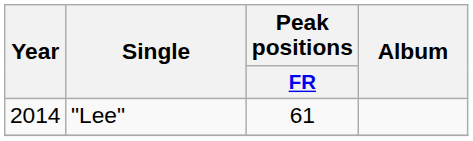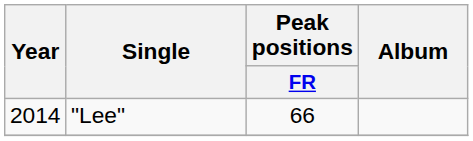(302, 116) 61 -> (302, 116) 66
